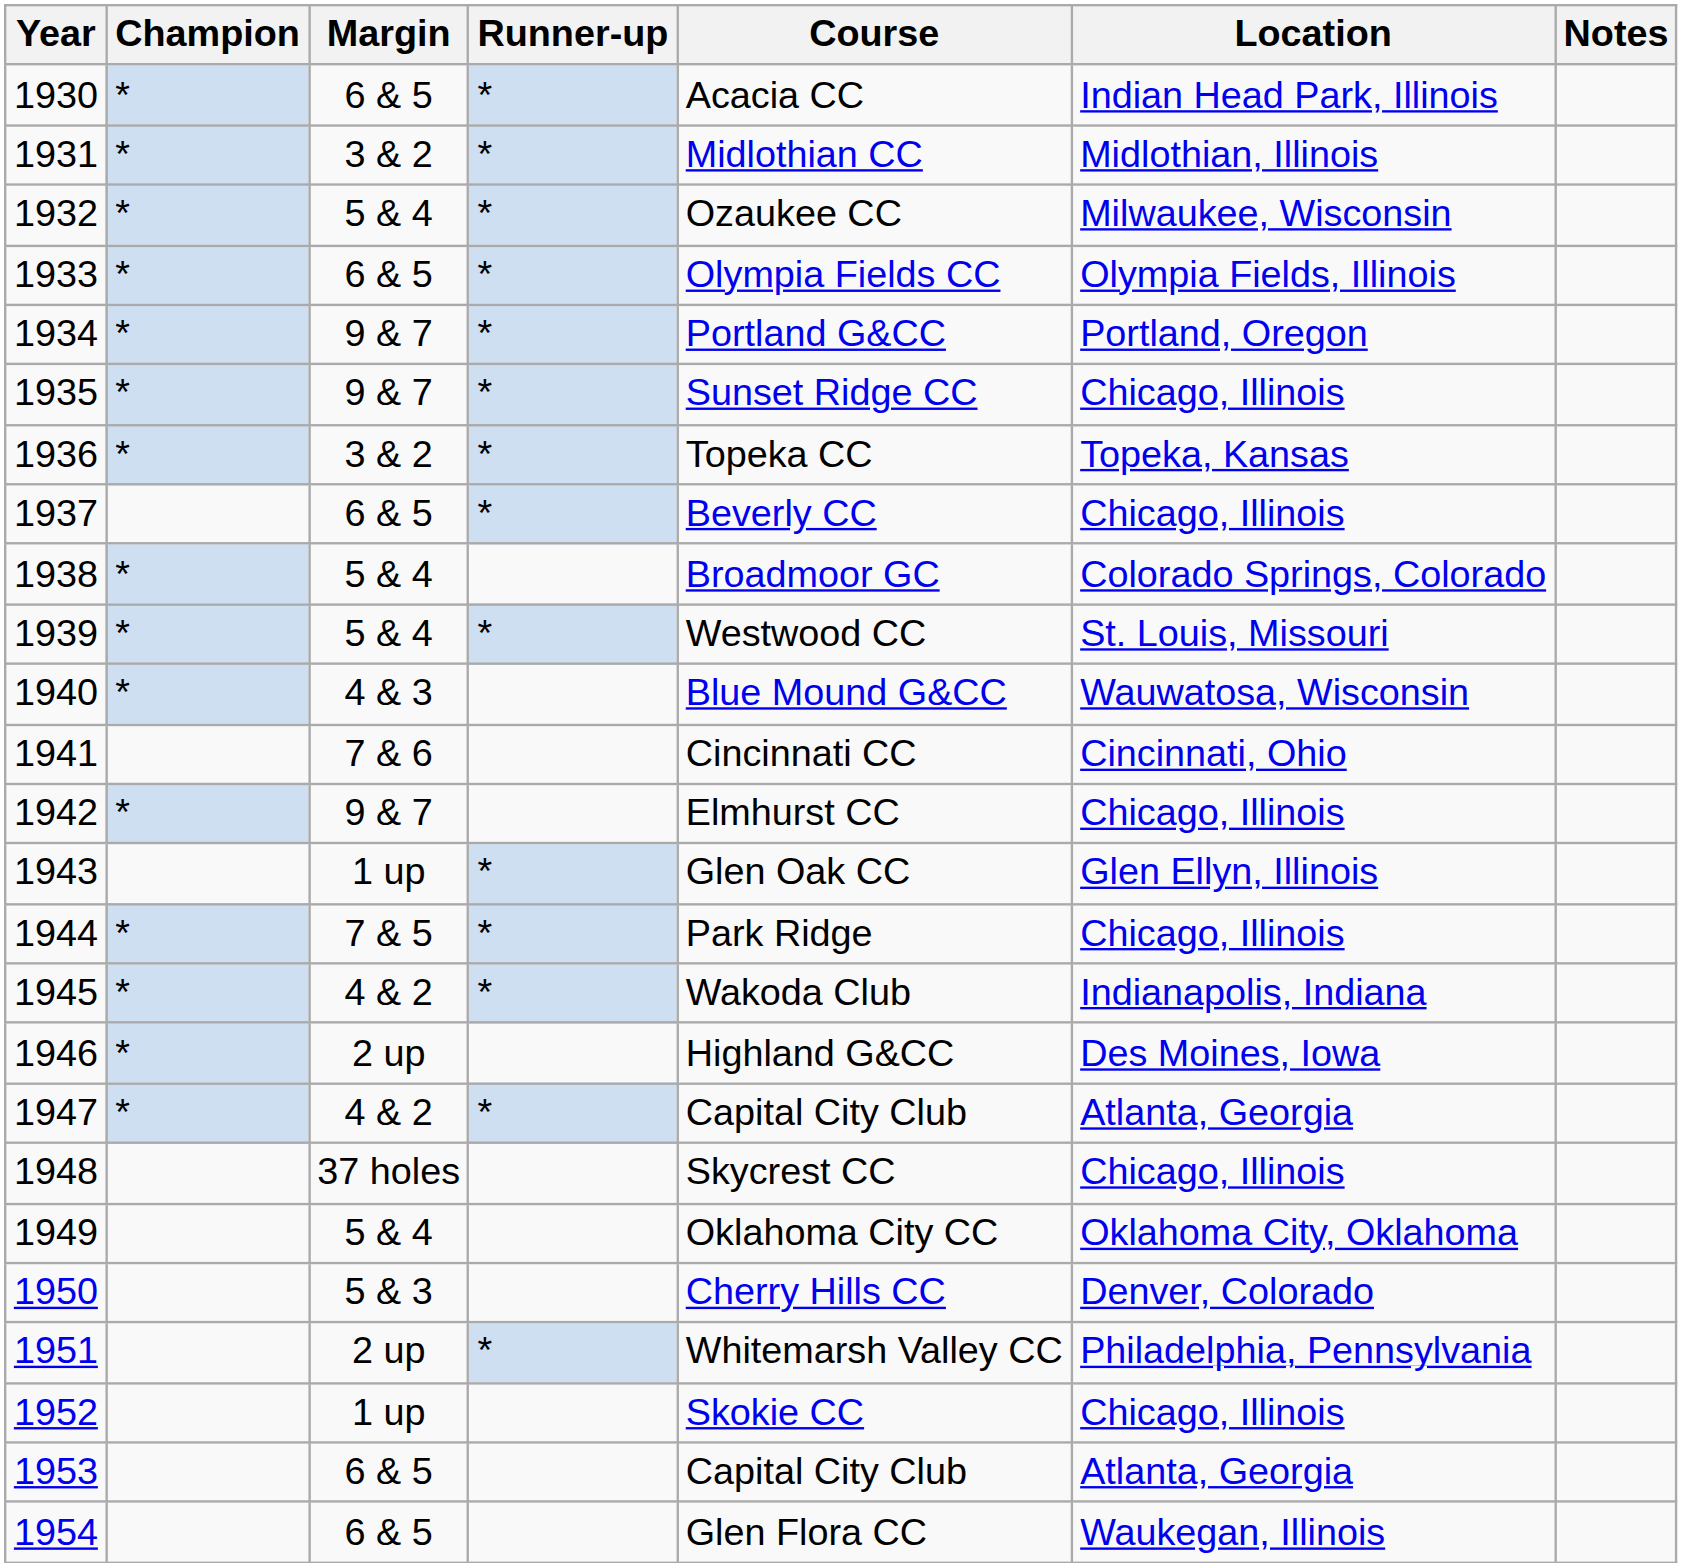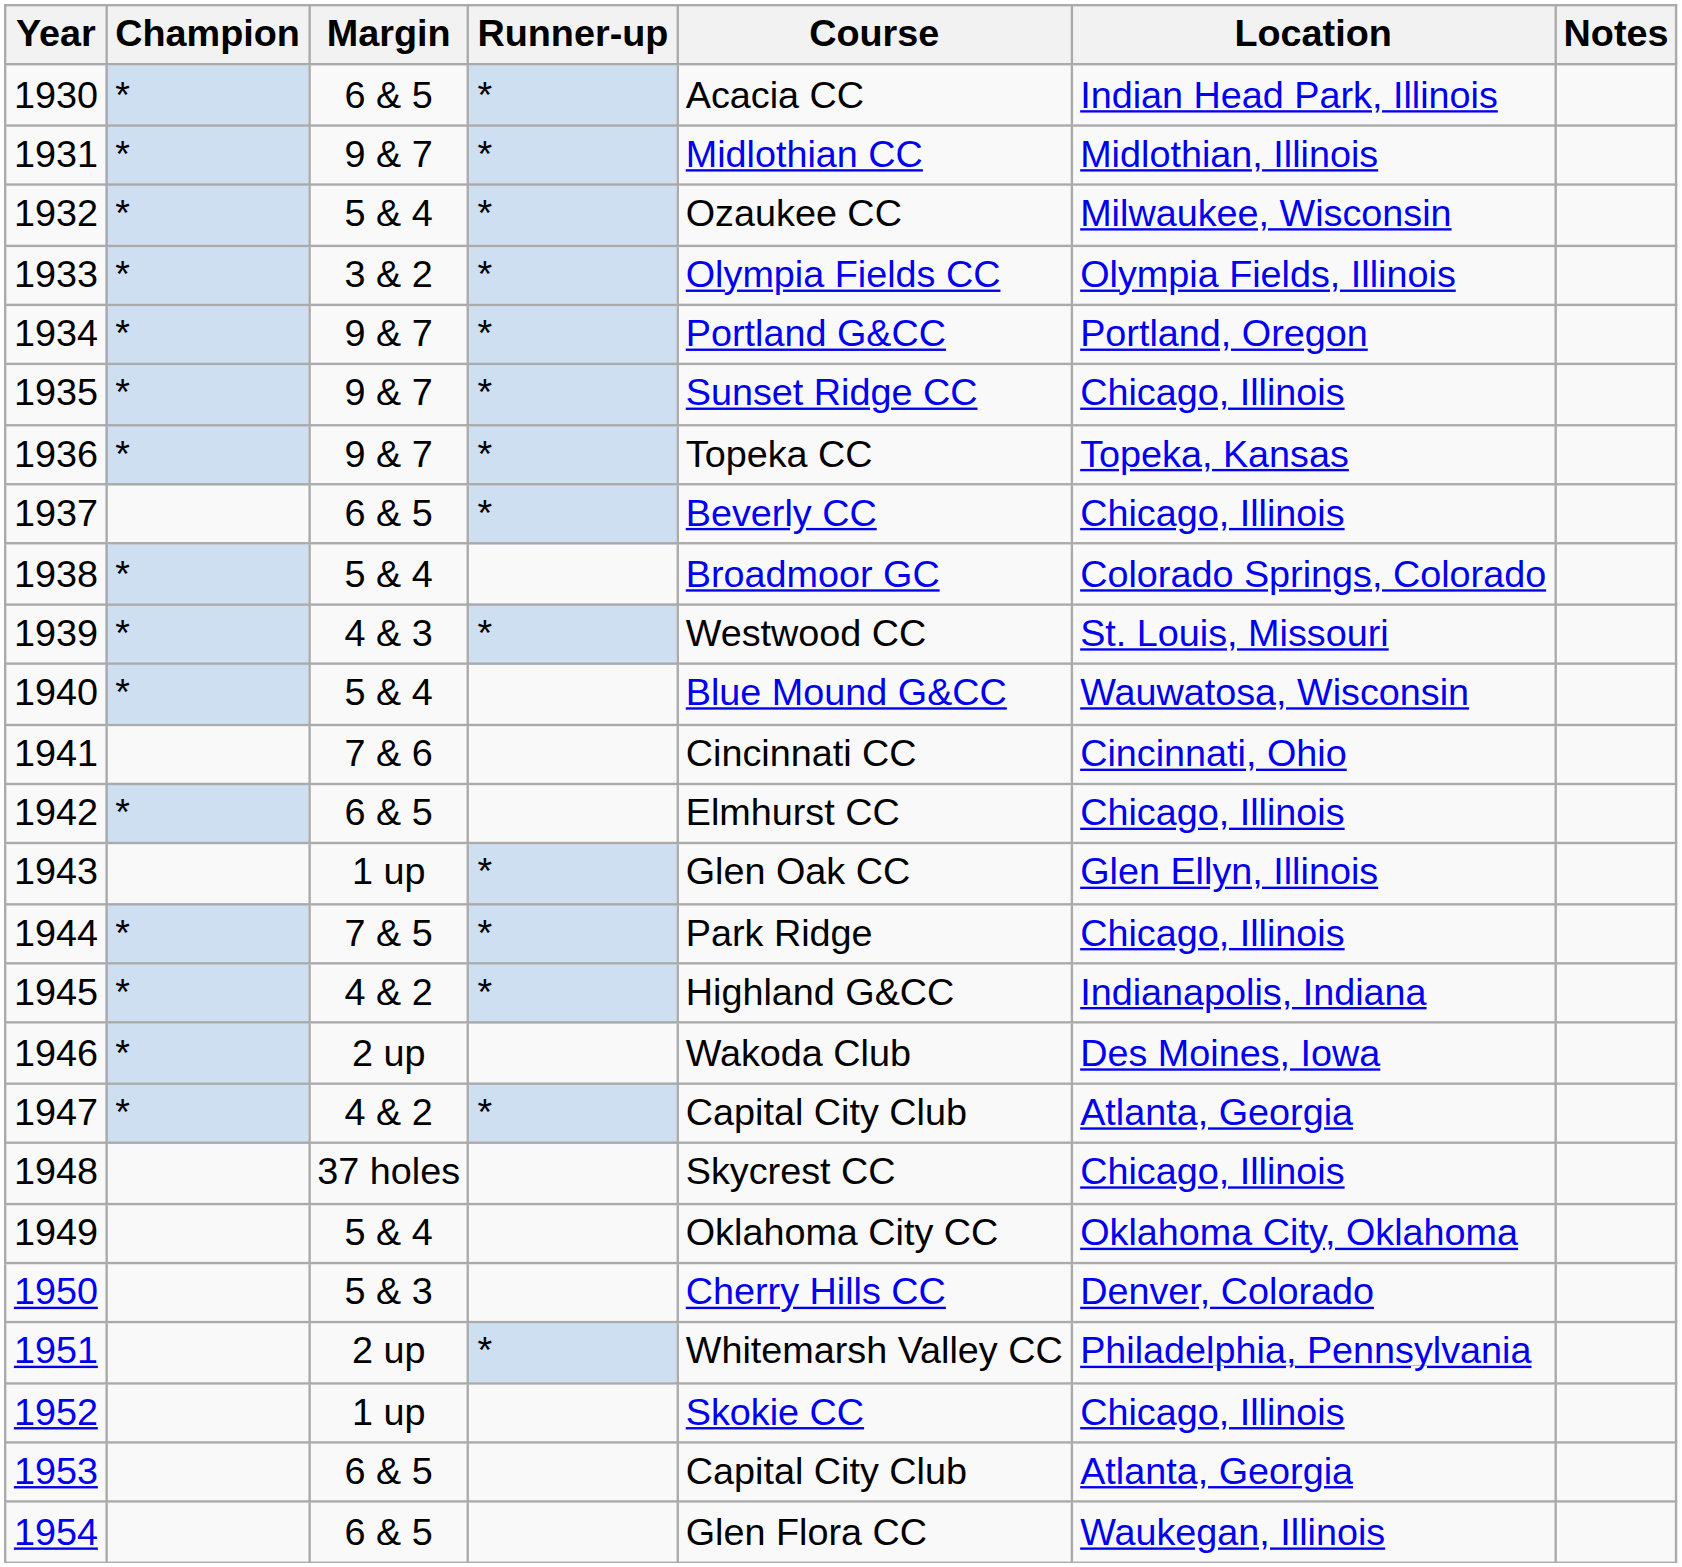(389, 154) 3 & 2 -> (389, 154) 9 & 7
(389, 273) 6 & 5 -> (389, 273) 3 & 2
(389, 453) 3 & 2 -> (389, 453) 9 & 7
(389, 633) 5 & 4 -> (389, 633) 4 & 3
(389, 693) 4 & 3 -> (389, 693) 5 & 4
(389, 812) 9 & 7 -> (389, 812) 6 & 5
(798, 992) Wakoda Club -> (820, 992) Highland G&CC
(820, 1052) Highland G&CC -> (798, 1052) Wakoda Club
